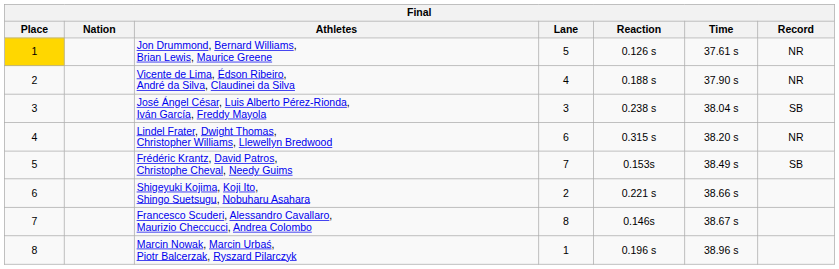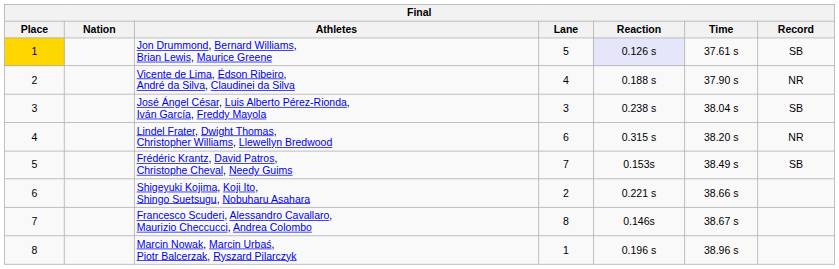(639, 52) no background -> (639, 52) lavender background
(796, 52) NR -> (796, 52) SB
